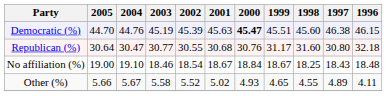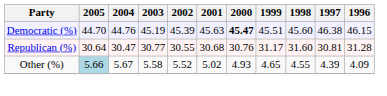(338, 47) 30.80 -> (330, 47) 30.81
(367, 47) 32.18 -> (359, 47) 31.28
- row: (46, 64)
(102, 82) no background -> (94, 64) lightblue background
(338, 82) 4.89 -> (330, 64) 4.39
(367, 82) 4.11 -> (359, 64) 4.09
